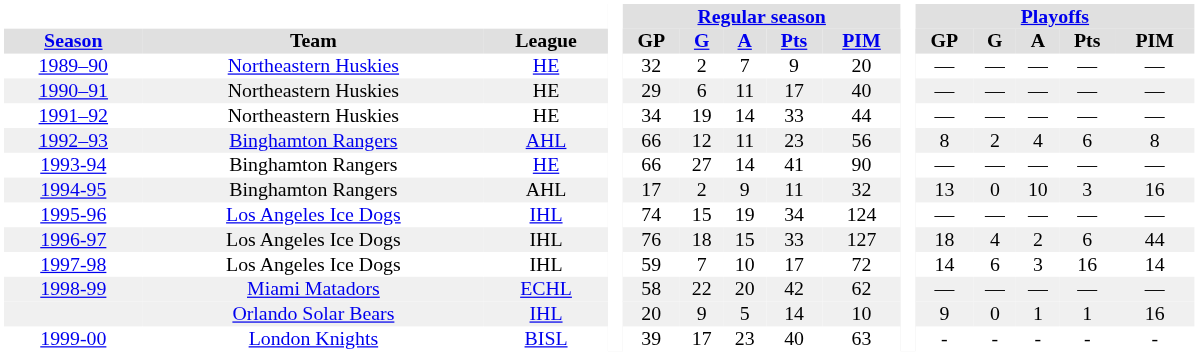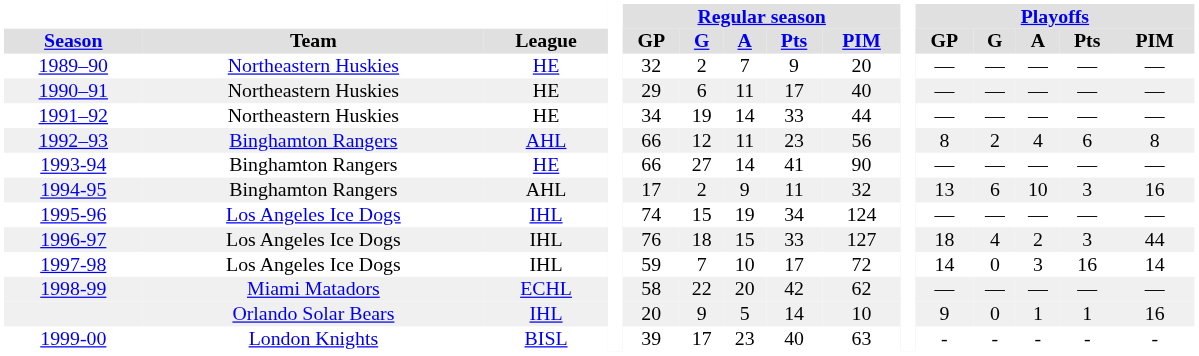(995, 189) 0 -> (995, 189) 6
(1087, 239) 6 -> (1087, 239) 3
(995, 264) 6 -> (995, 264) 0
